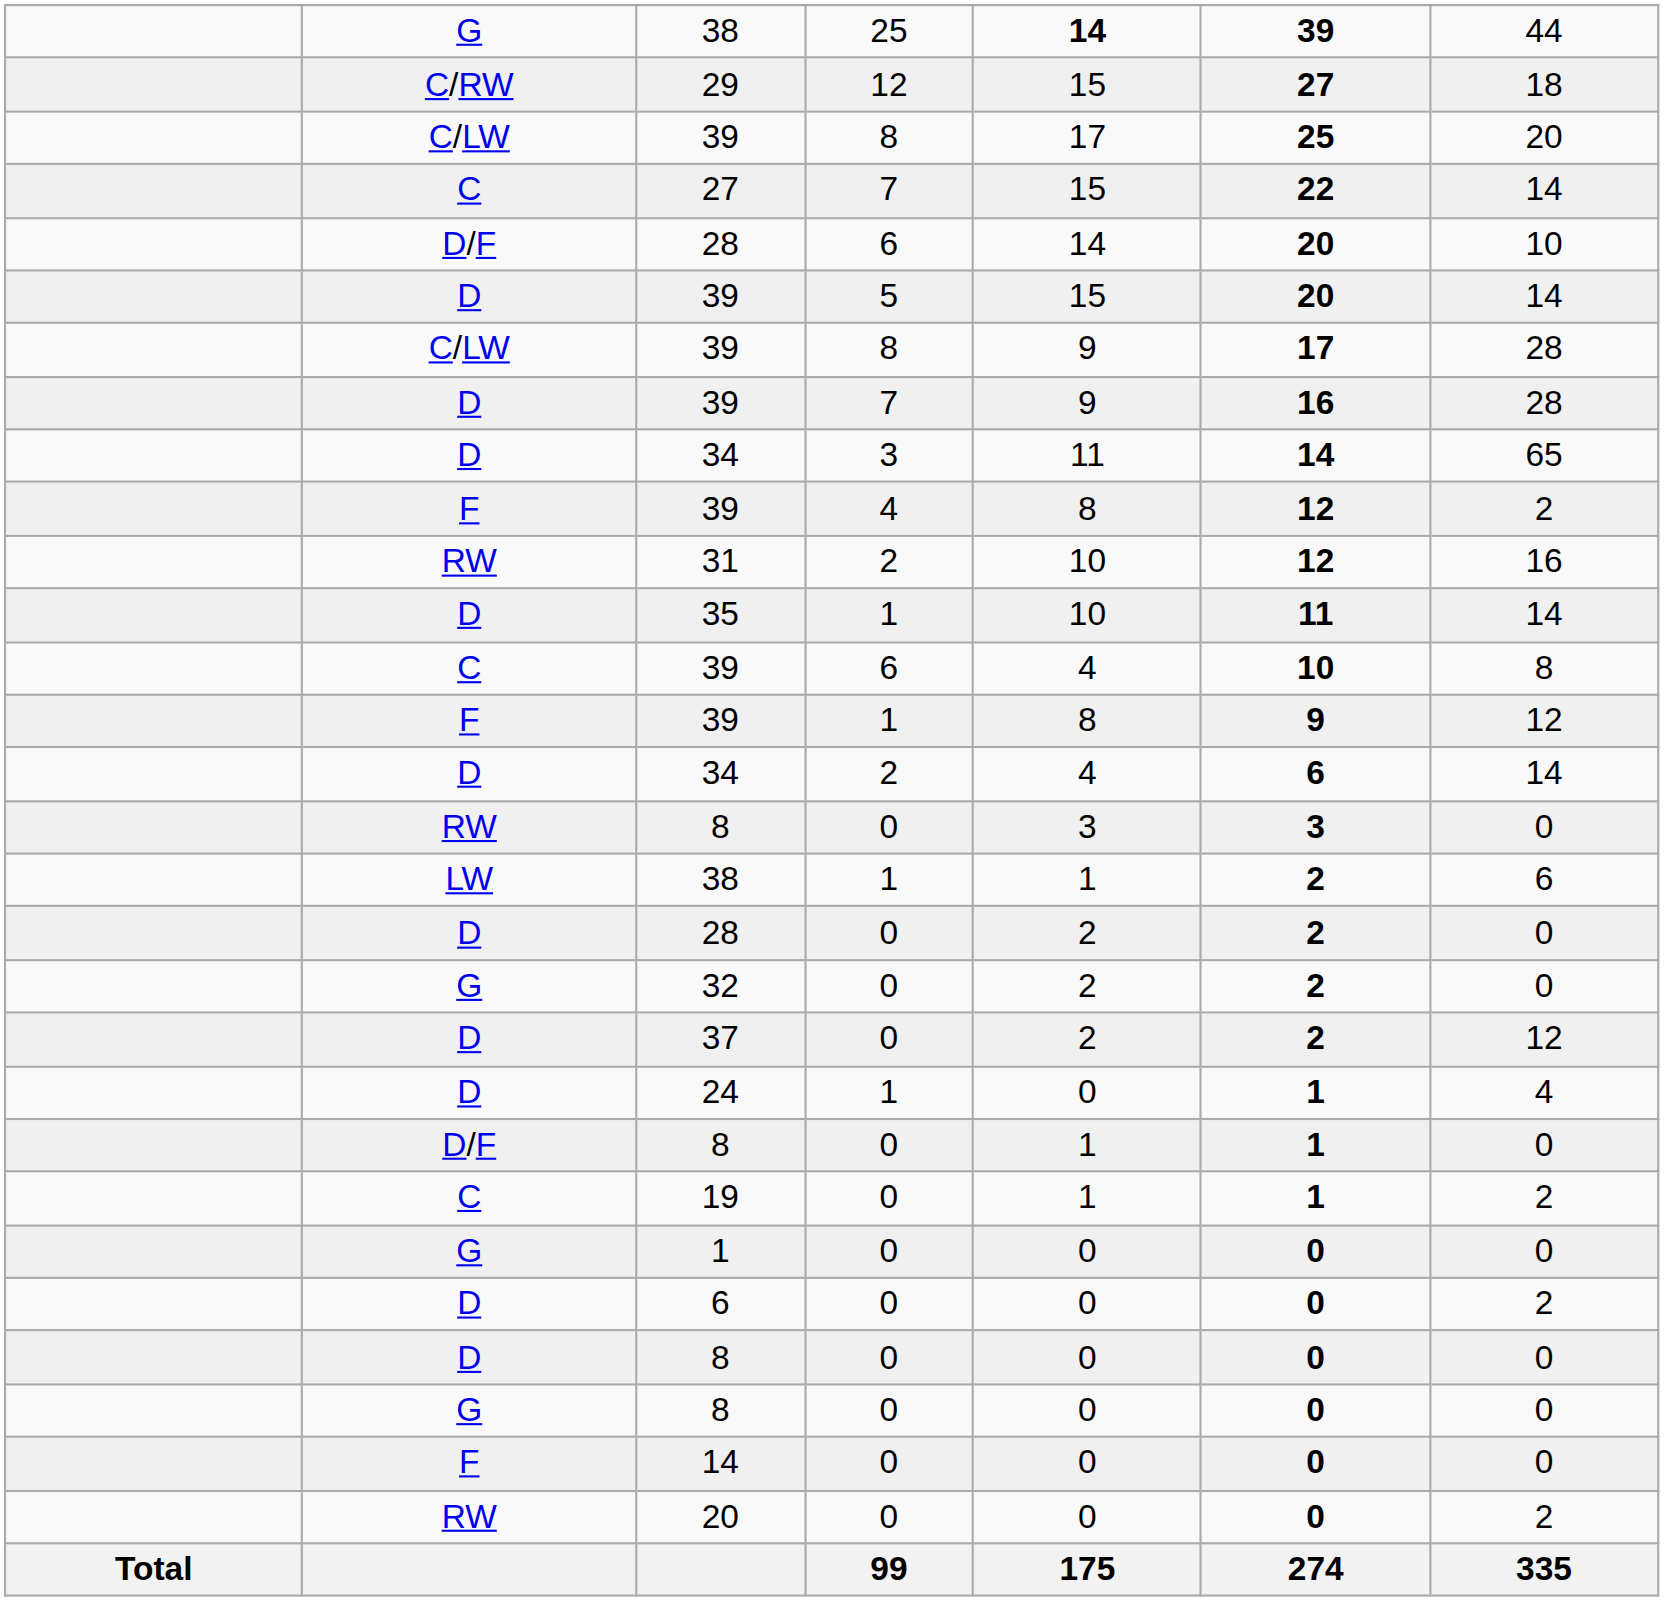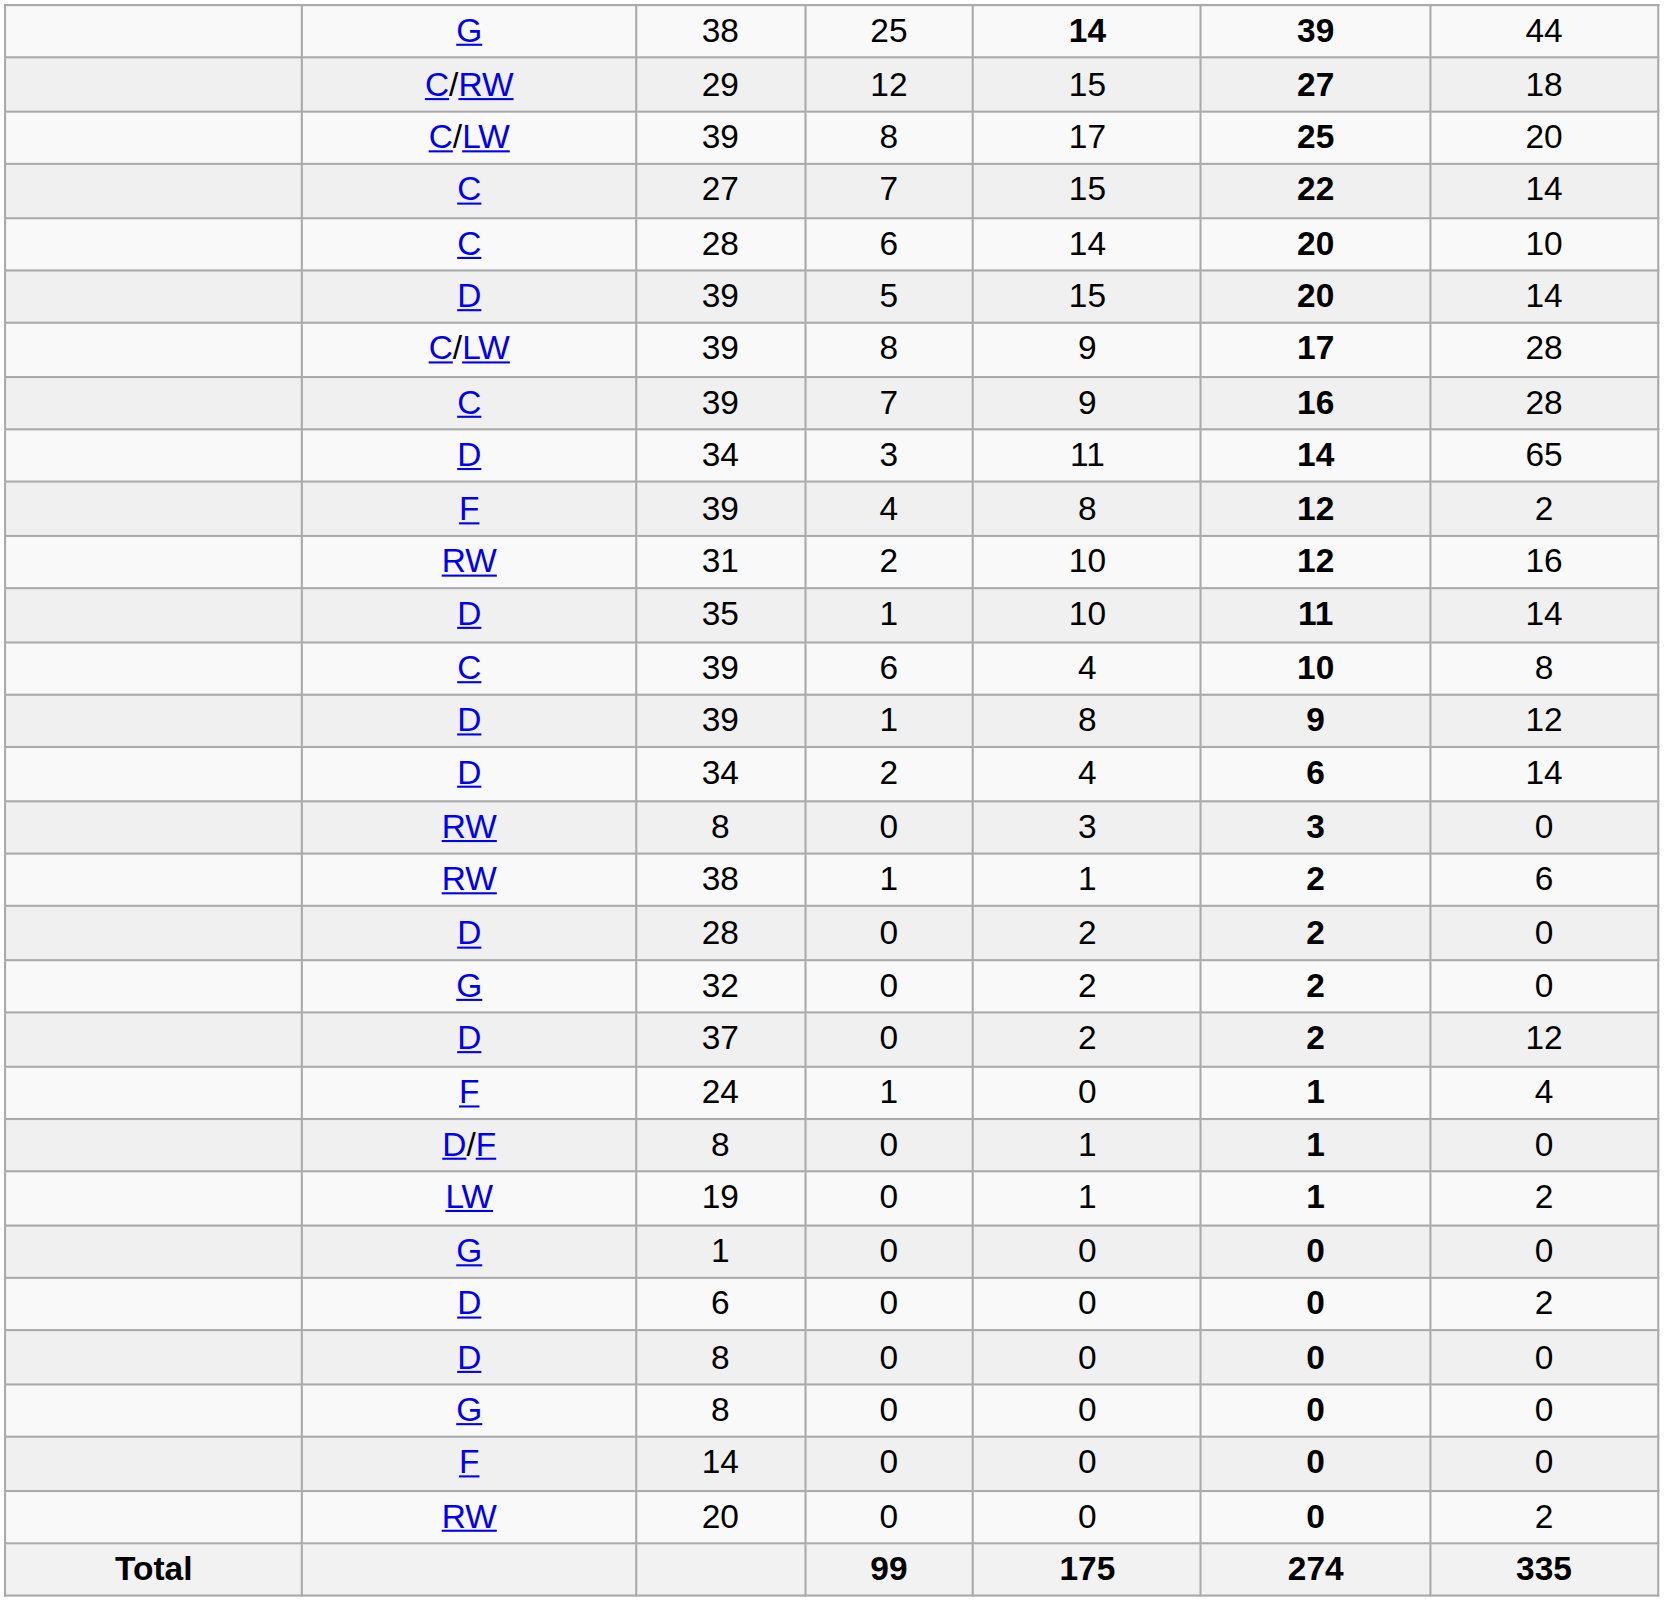(469, 243) D/F -> (469, 243) C
(469, 402) D -> (469, 402) C
(469, 720) F -> (469, 720) D
(469, 879) LW -> (469, 879) RW
(469, 1091) D -> (469, 1091) F
(469, 1197) C -> (469, 1197) LW
